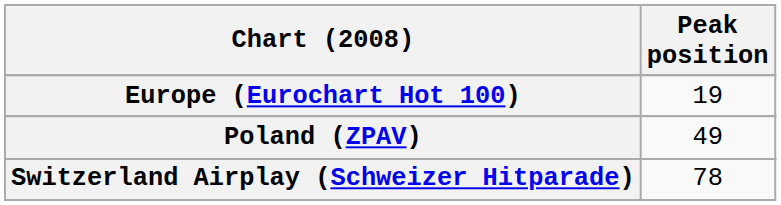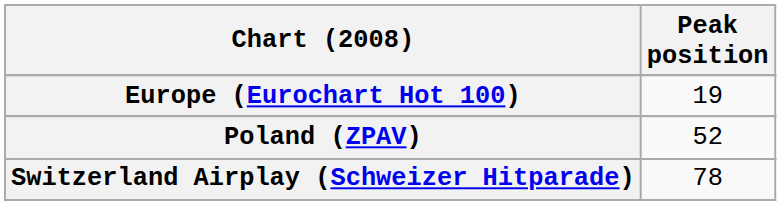(708, 138) 49 -> (708, 138) 52
